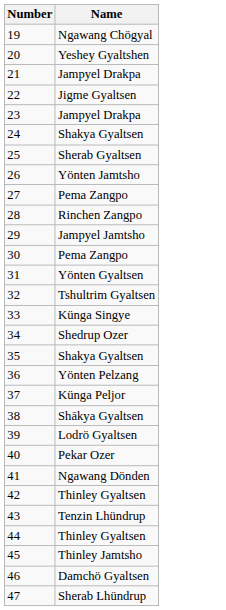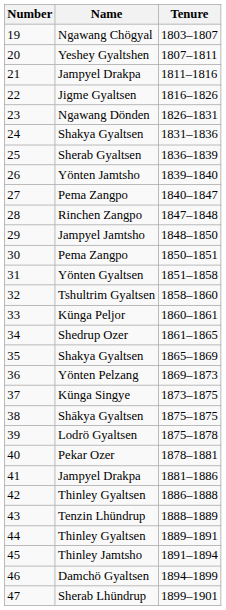+ column: (189, 14)
(99, 114) Jampyel Drakpa -> (104, 114) Ngawang Dönden
(94, 315) Künga Singye -> (92, 315) Künga Peljor
(92, 395) Künga Peljor -> (94, 395) Künga Singye
(104, 475) Ngawang Dönden -> (99, 475) Jampyel Drakpa
